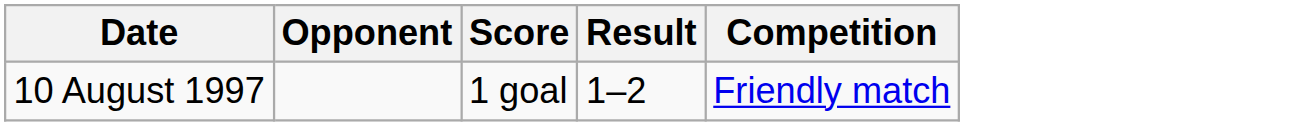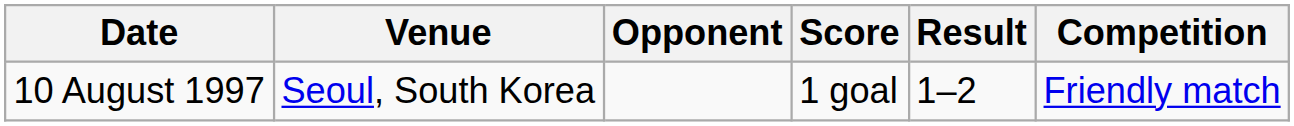+ column: (438, 33)
